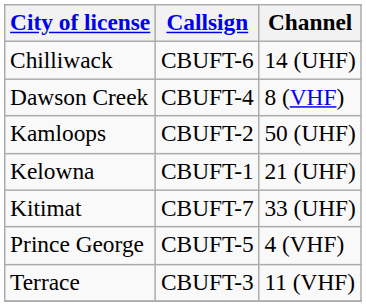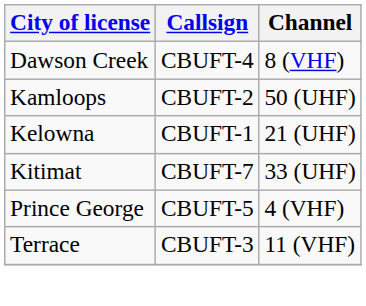- row: (61, 60)
